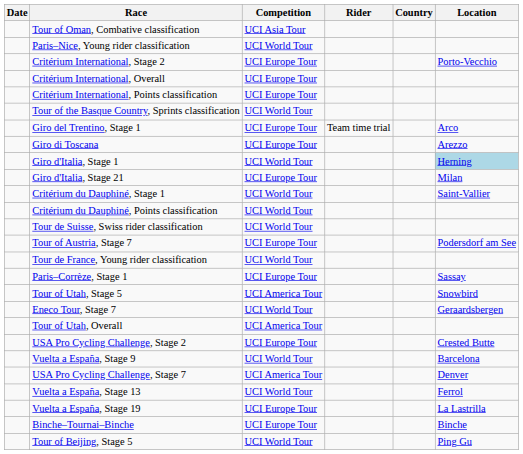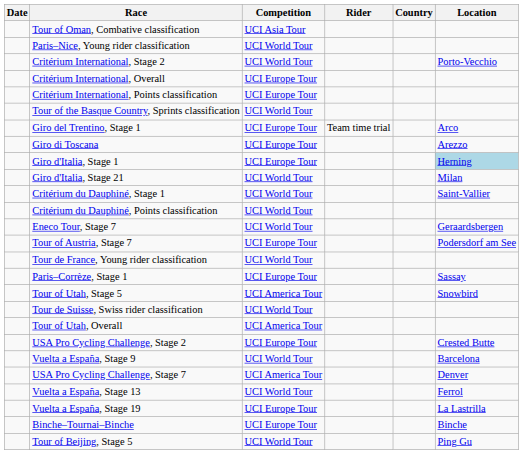(281, 62) UCI Europe Tour -> (279, 62) UCI World Tour
(279, 161) UCI World Tour -> (281, 161) UCI Europe Tour
(281, 177) UCI Europe Tour -> (279, 177) UCI World Tour
rows swapped: (117, 227) <-> (74, 309)
